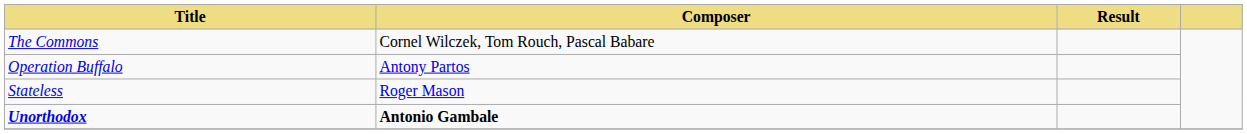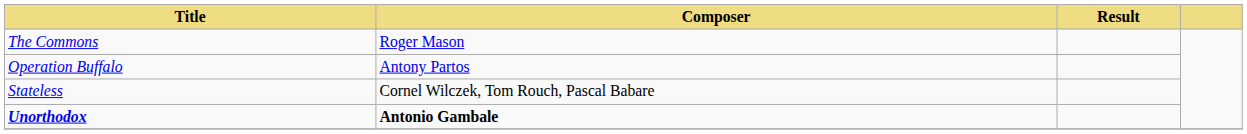(517, 41) Cornel Wilczek, Tom Rouch, Pascal Babare -> (422, 41) Roger Mason
(422, 91) Roger Mason -> (517, 91) Cornel Wilczek, Tom Rouch, Pascal Babare
